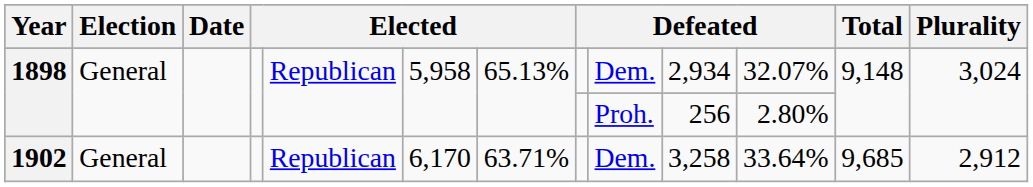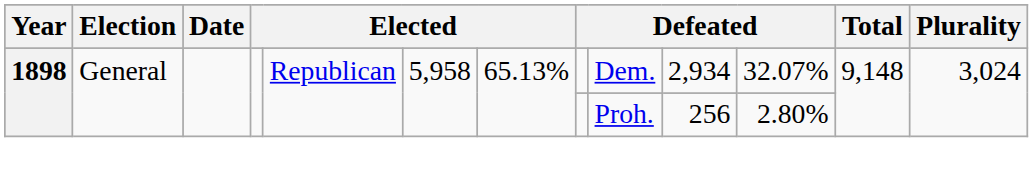- row: (39, 158)
